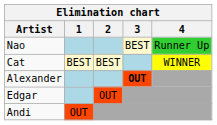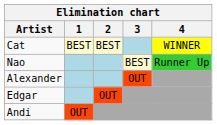rows swapped: (16, 62) <-> (16, 46)
(137, 79) bold -> (137, 79) normal
